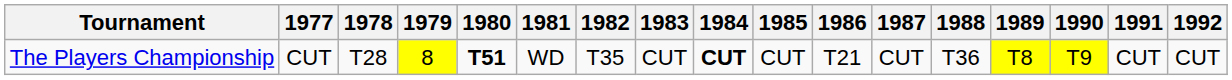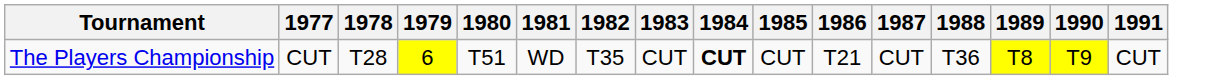- column: (1198, 22)
(427, 57) 8 -> (427, 57) 6
(487, 57) bold -> (487, 57) normal
